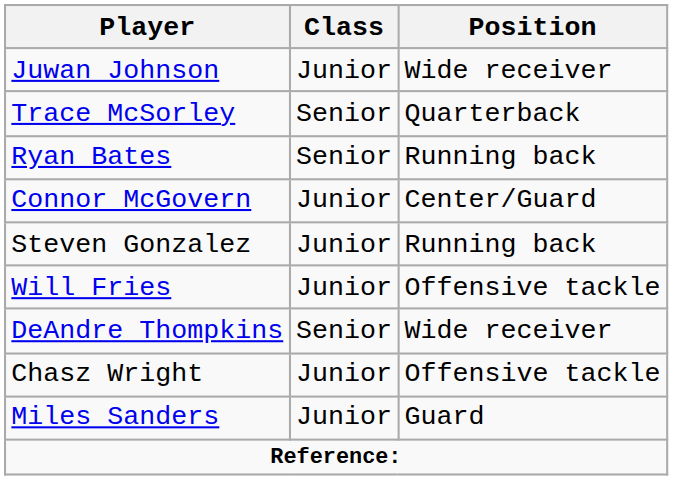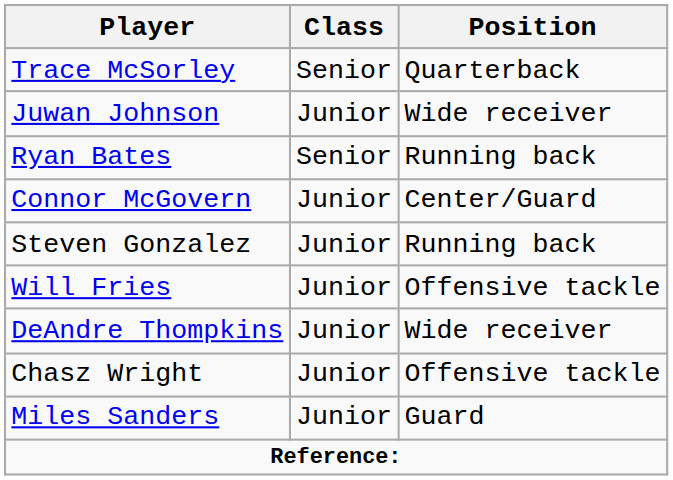rows swapped: (123, 114) <-> (115, 70)
(344, 331) Senior -> (344, 331) Junior
